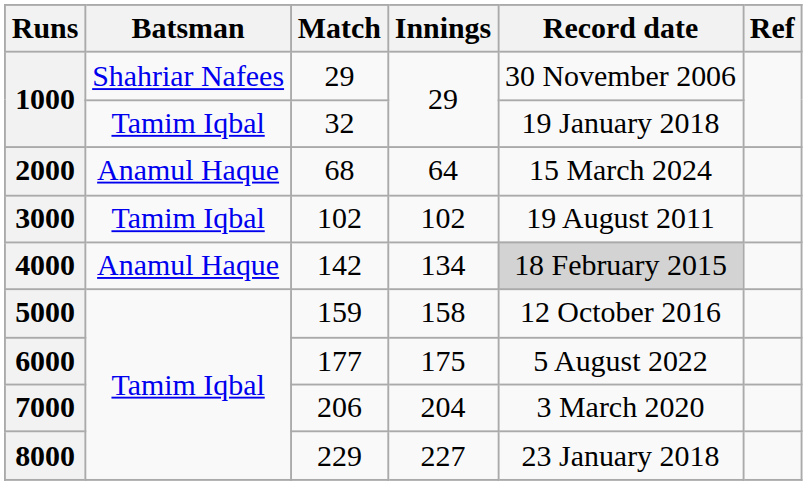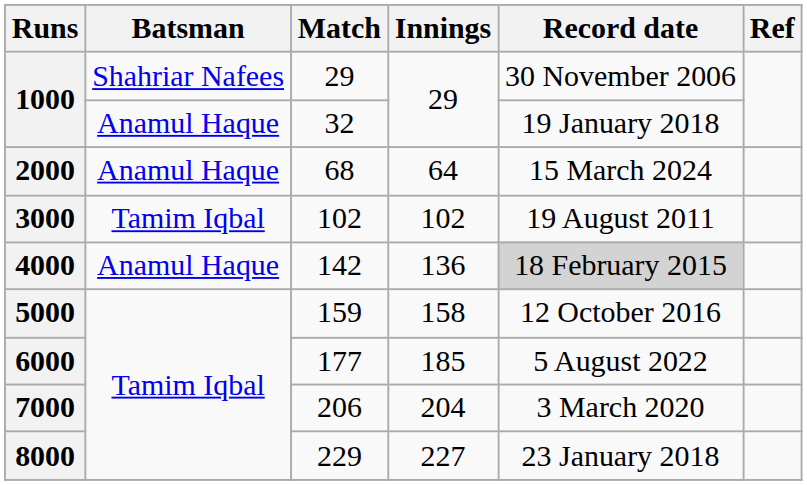(188, 123) Tamim Iqbal -> (188, 123) Anamul Haque
(443, 265) 134 -> (443, 265) 136
(443, 360) 175 -> (443, 360) 185
